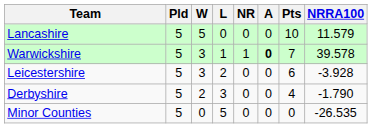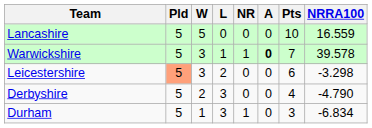(336, 34) 11.579 -> (336, 34) 16.559
(179, 73) no background -> (179, 73) lightsalmon background
(336, 73) -3.928 -> (336, 73) -3.298
(336, 93) -1.790 -> (336, 93) -4.790
+ row: (29, 113)
- row: (49, 113)
